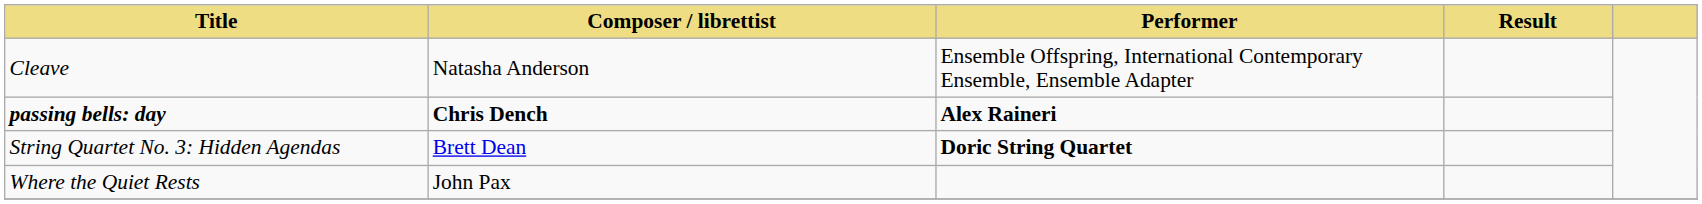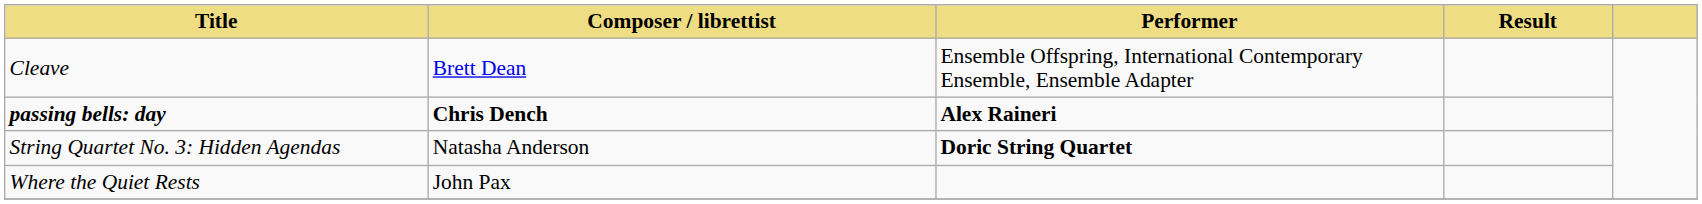(511, 67) Natasha Anderson -> (479, 67) Brett Dean
(479, 147) Brett Dean -> (511, 147) Natasha Anderson
